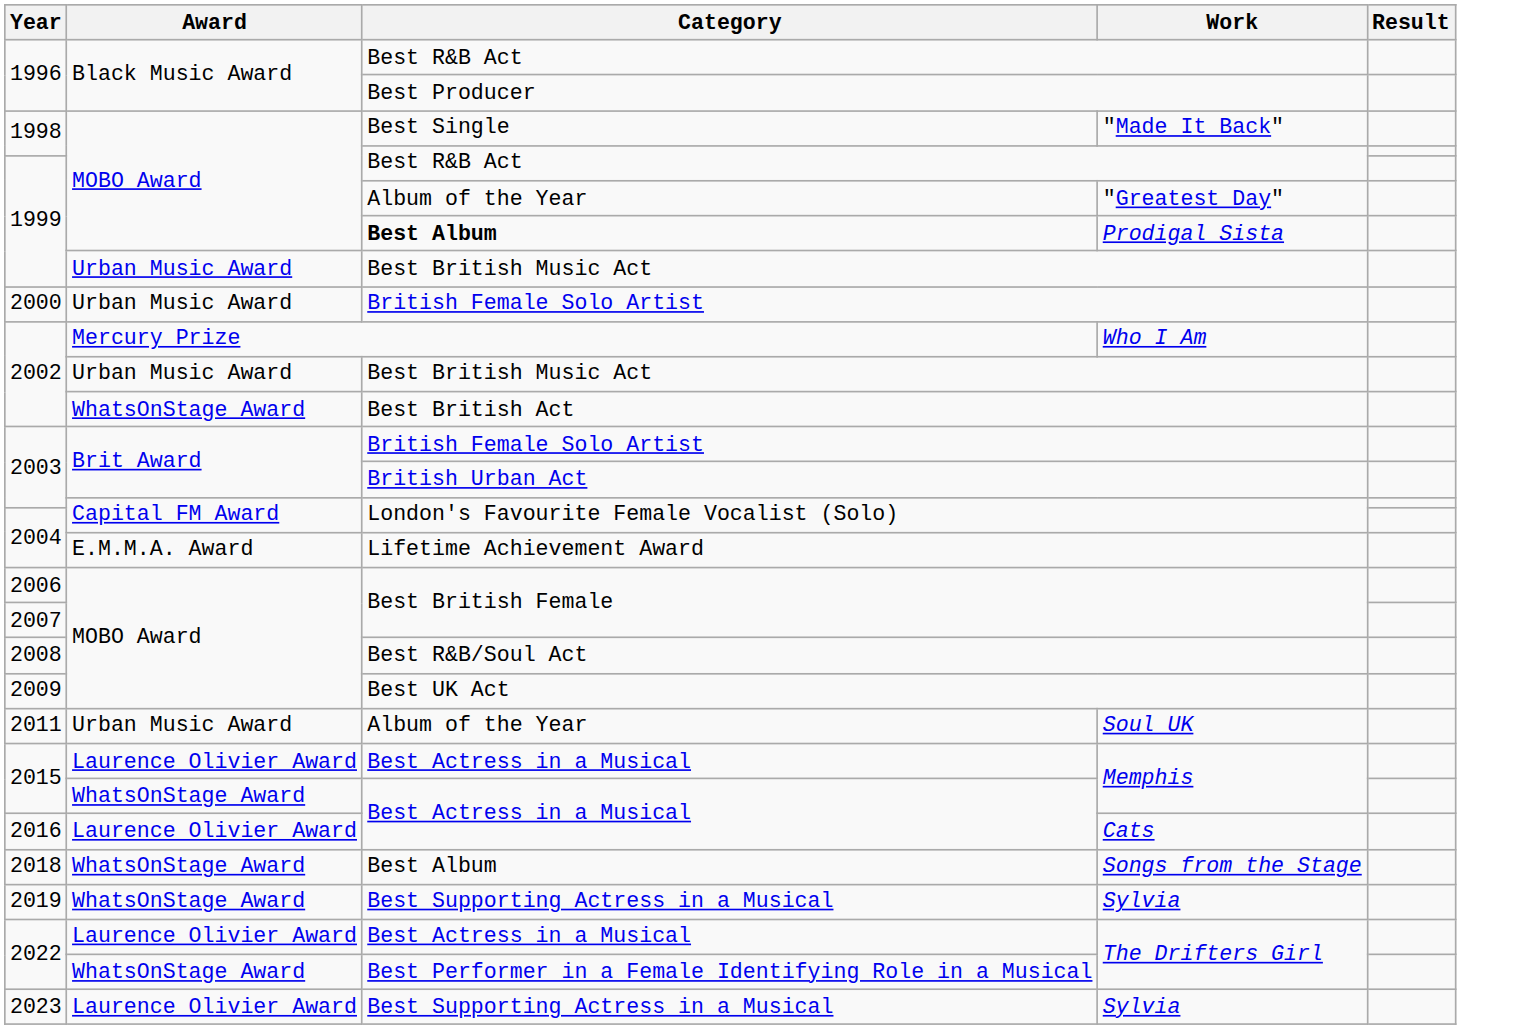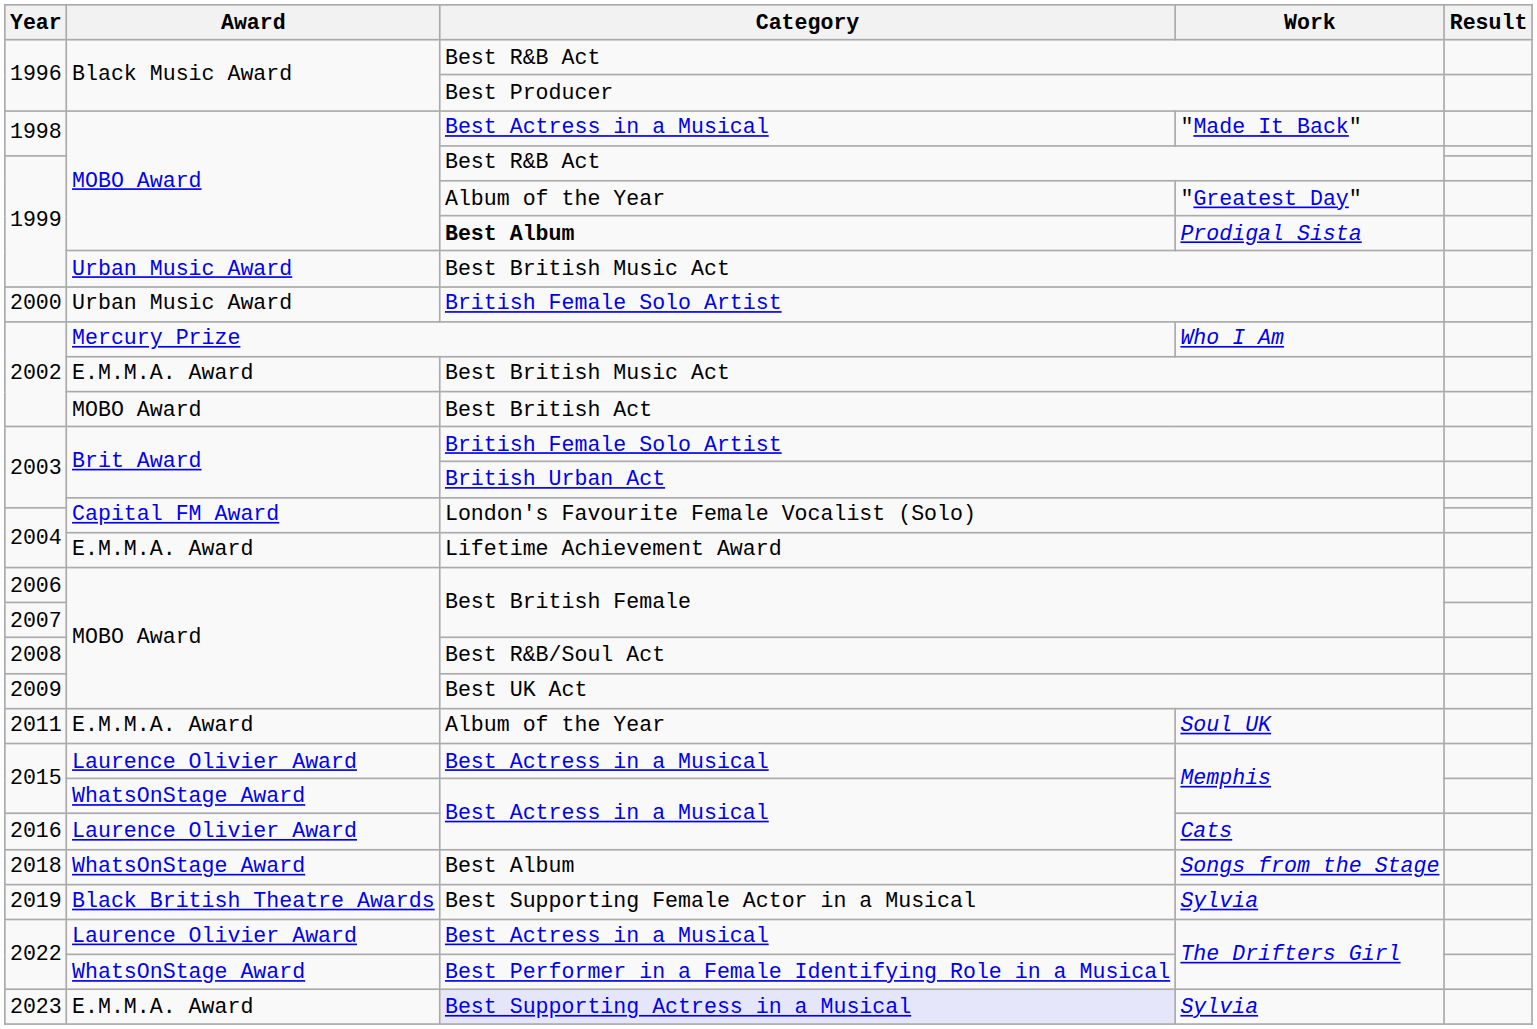(438, 128) Best Single -> (607, 128) Best Actress in a Musical
(182, 374) Urban Music Award -> (163, 374) E.M.M.A. Award
(189, 409) WhatsOnStage Award -> (137, 409) MOBO Award
(182, 726) Urban Music Award -> (163, 726) E.M.M.A. Award
(189, 902) WhatsOnStage Award -> (253, 902) Black British Theatre Awards
(600, 902) Best Supporting Actress in a Musical -> (710, 902) Best Supporting Female Actor in a Musical
(215, 1007) Laurence Olivier Award -> (163, 1007) E.M.M.A. Award
(600, 1007) no background -> (678, 1007) lavender background
